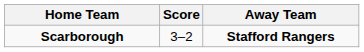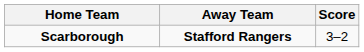columns swapped: (181, 15) <-> (281, 15)
